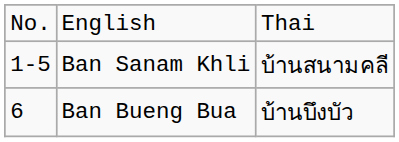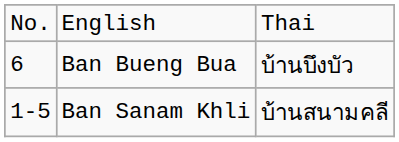rows swapped: (156, 65) <-> (149, 112)
